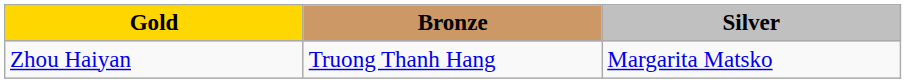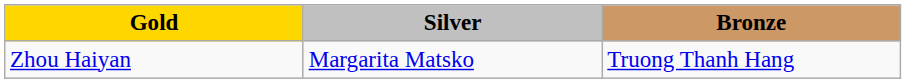columns swapped: (751, 22) <-> (453, 22)
